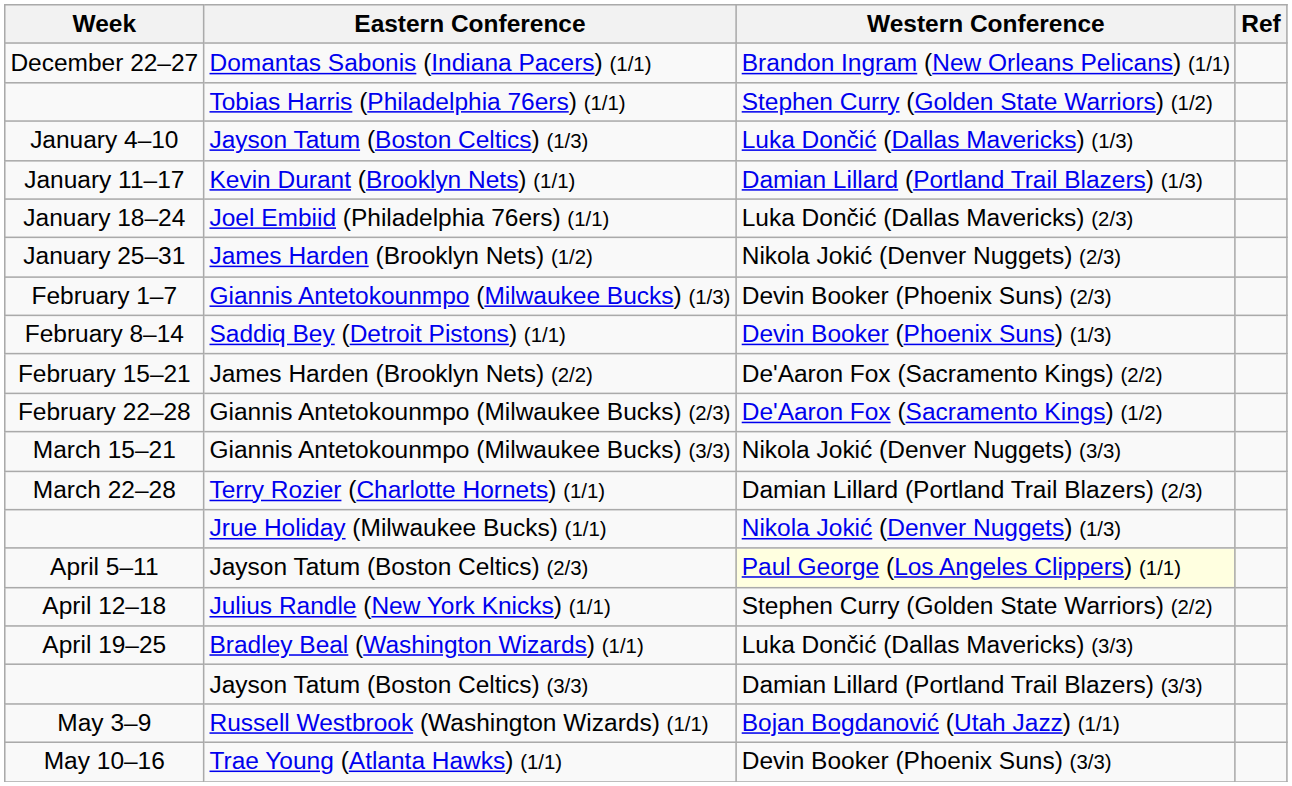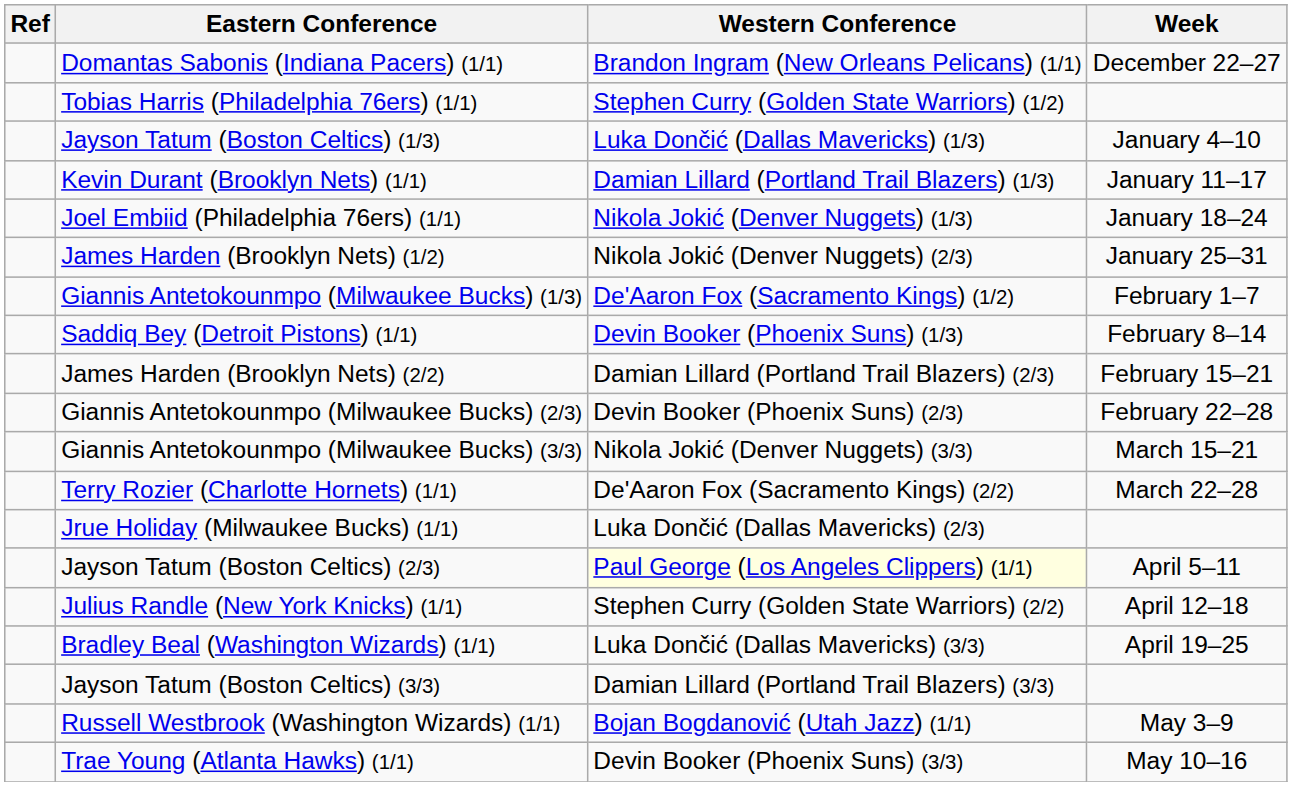columns swapped: (104, 23) <-> (1261, 23)
(937, 218) Luka Dončić (Dallas Mavericks) (2/3) -> (783, 218) Nikola Jokić (Denver Nuggets) (1/3)
(927, 295) Devin Booker (Phoenix Suns) (2/3) -> (804, 295) De'Aaron Fox (Sacramento Kings) (1/2)
(952, 373) De'Aaron Fox (Sacramento Kings) (2/2) -> (824, 373) Damian Lillard (Portland Trail Blazers) (2/3)
(952, 412) De'Aaron Fox (Sacramento Kings) (1/2) -> (778, 412) Devin Booker (Phoenix Suns) (2/3)
(972, 489) Damian Lillard (Portland Trail Blazers) (2/3) -> (804, 489) De'Aaron Fox (Sacramento Kings) (2/2)
(931, 528) Nikola Jokić (Denver Nuggets) (1/3) -> (789, 528) Luka Dončić (Dallas Mavericks) (2/3)
